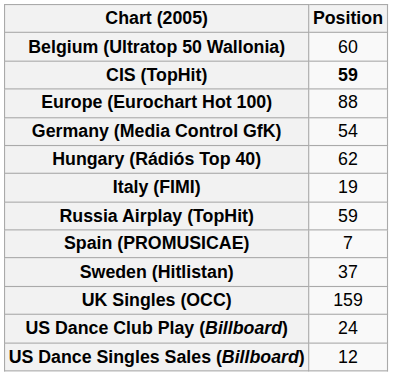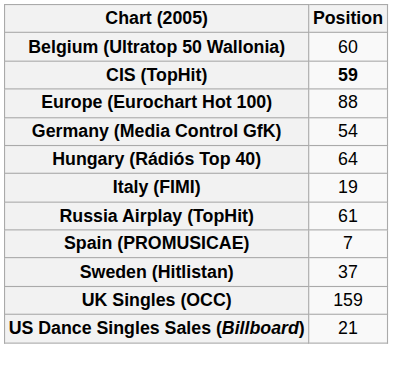(348, 159) 62 -> (348, 159) 64
(348, 215) 59 -> (348, 215) 61
- row: (157, 328)
(348, 356) 12 -> (348, 328) 21
